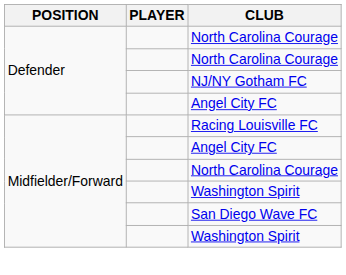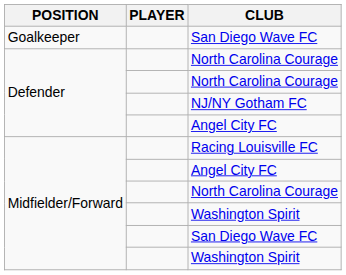+ row: (44, 37)
